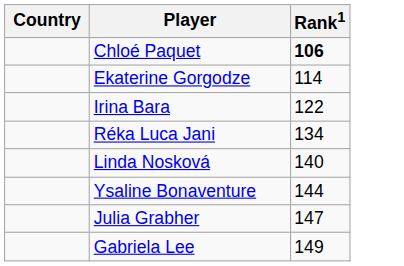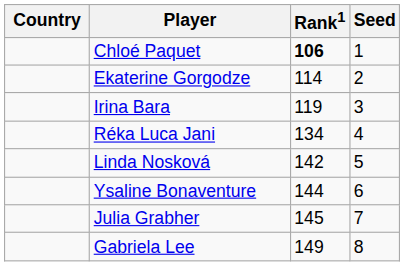+ column: (375, 20)
(309, 106) 122 -> (308, 106) 119
(309, 162) 140 -> (309, 162) 142
(309, 218) 147 -> (309, 218) 145
